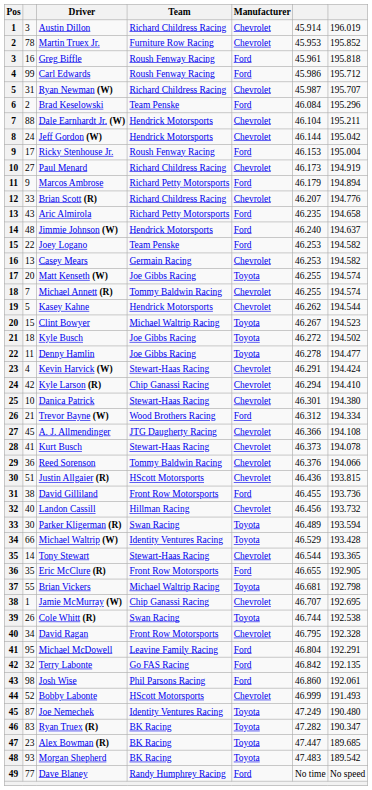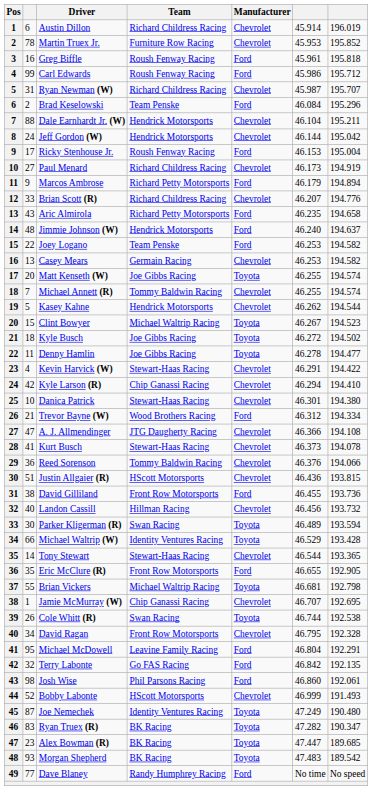(27, 27) 3 -> (27, 27) 6
(345, 369) 194.424 -> (345, 369) 194.422
(30, 432) 45 -> (30, 432) 47
